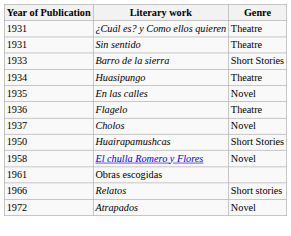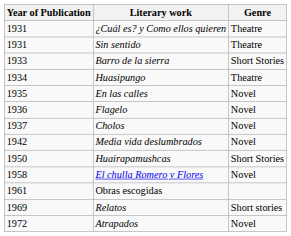(247, 110) Theatre -> (243, 110) Novel
+ row: (149, 142)
(17, 191) 1966 -> (17, 207) 1969
